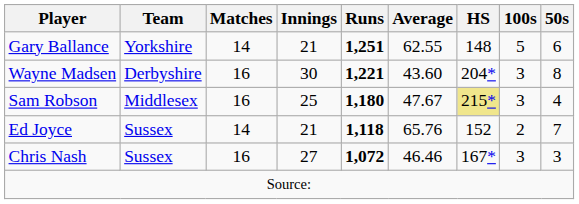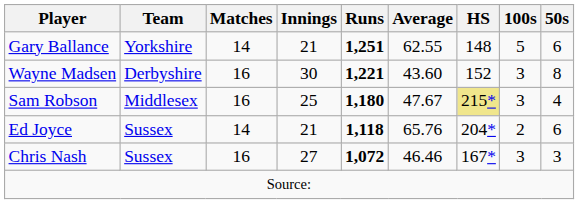(478, 73) 204* -> (478, 73) 152
(478, 128) 152 -> (478, 128) 204*
(557, 128) 7 -> (557, 128) 6
